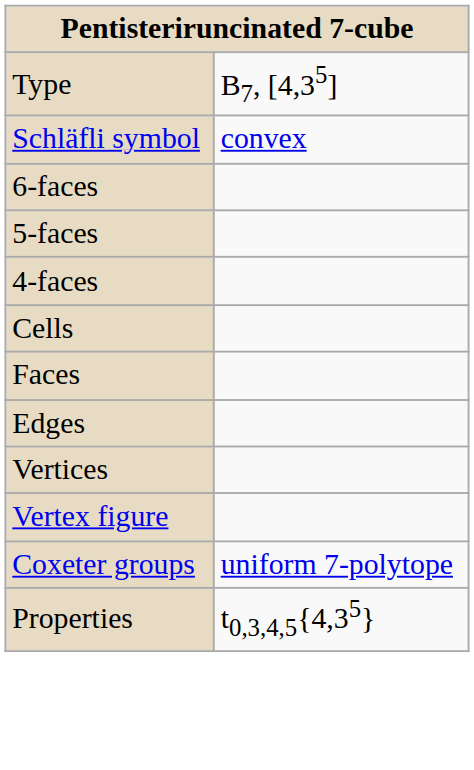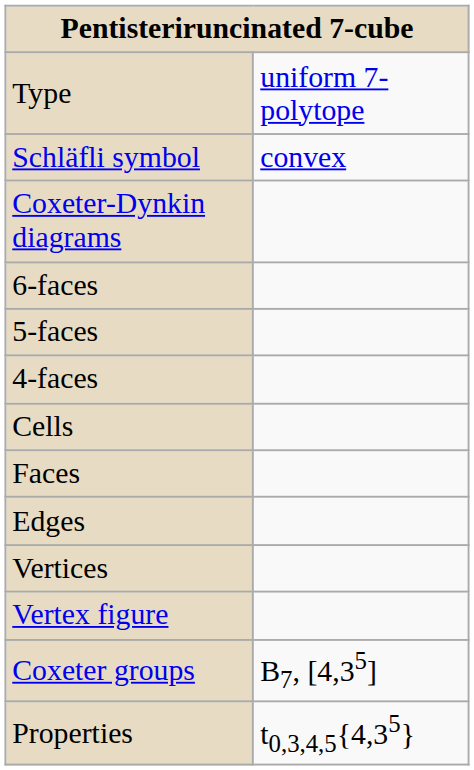(279, 83) B7, [4,35] -> (324, 92) uniform 7-polytope
+ row: (109, 220)
(337, 563) uniform 7-polytope -> (319, 670) B7, [4,35]
